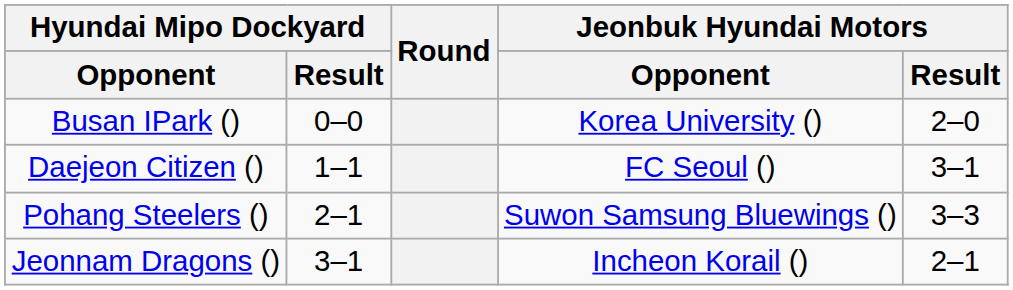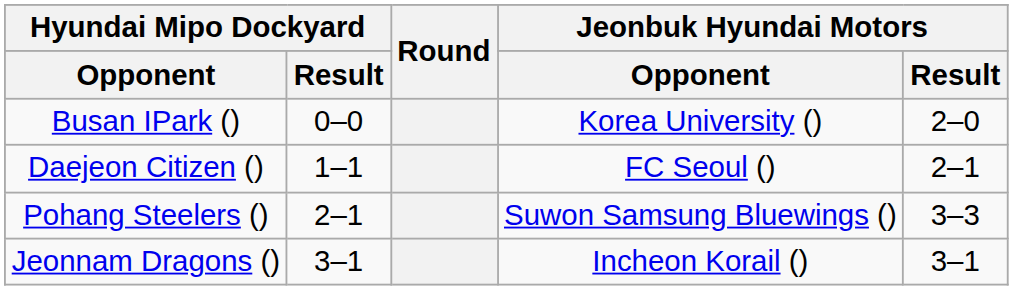(955, 167) 3–1 -> (955, 167) 2–1
(955, 261) 2–1 -> (955, 261) 3–1
